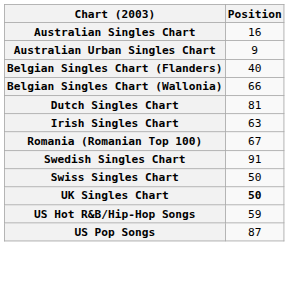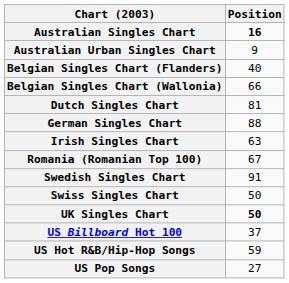(255, 32) normal -> (255, 32) bold
+ row: (115, 123)
+ row: (115, 232)
(255, 232) 87 -> (255, 269) 27
